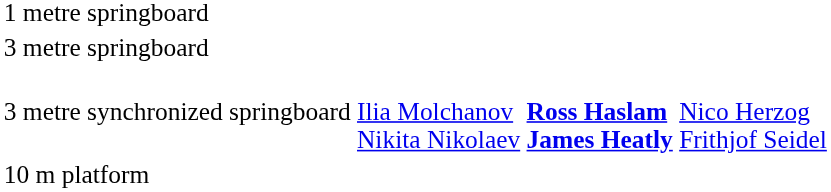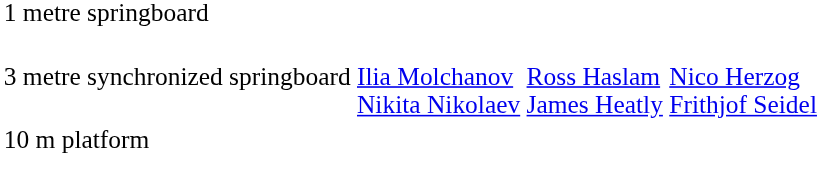- row: (106, 47)
(600, 125) bold -> (595, 90) normal
